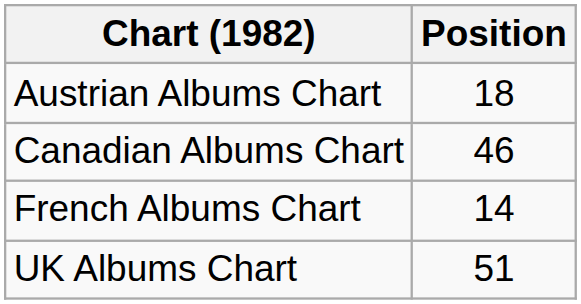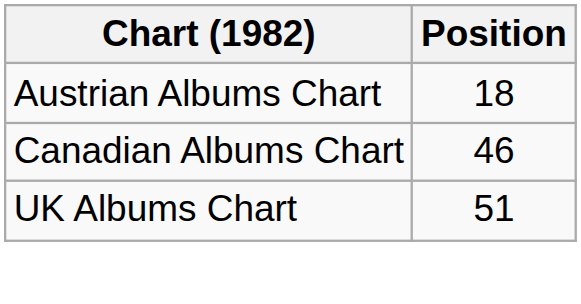- row: (187, 209)
